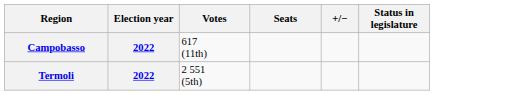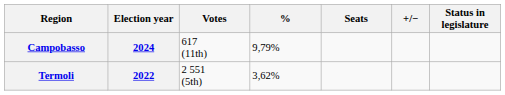+ column: (285, 18)
(144, 47) 2022 -> (144, 47) 2024
